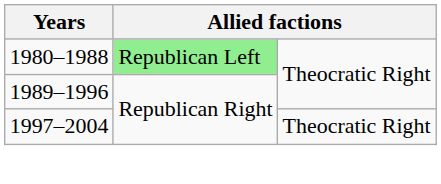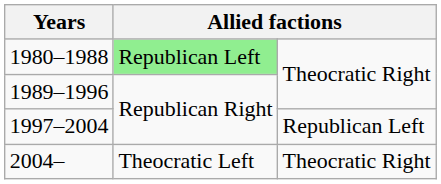(357, 126) Theocratic Right -> (354, 126) Republican Left
+ row: (37, 160)
